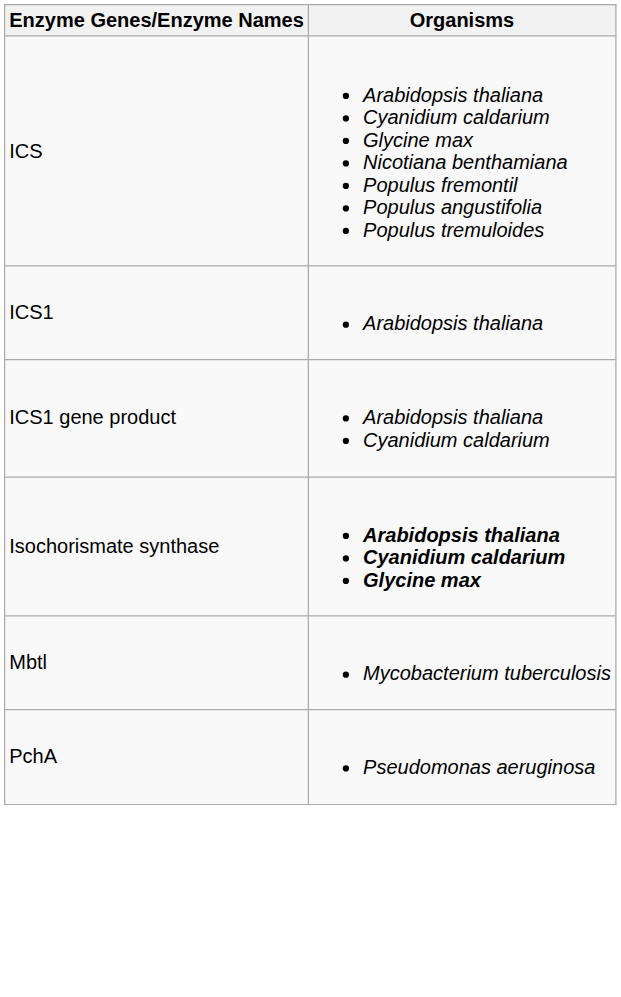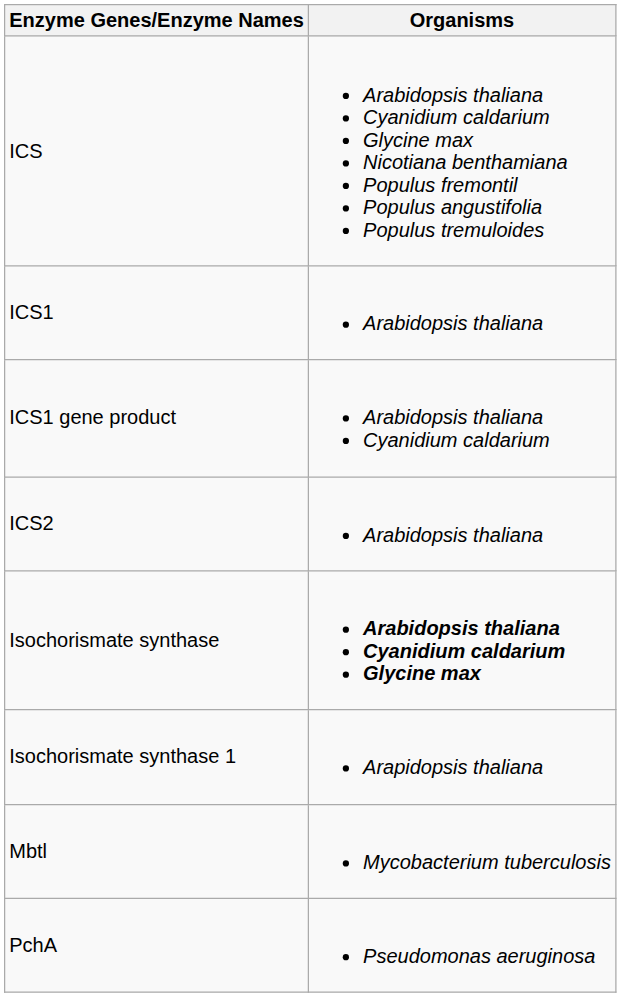+ row: (31, 523)
+ row: (123, 756)
